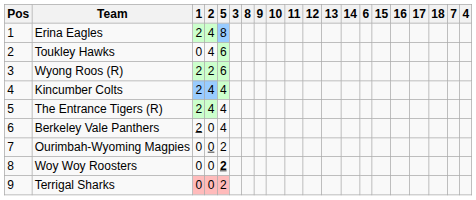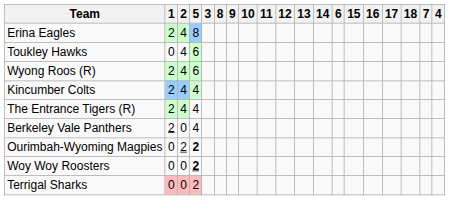- column: (18, 14)
(211, 71) 2 -> (184, 71) 4
(211, 147) 0 -> (184, 147) 2
(223, 147) normal -> (196, 147) bold
